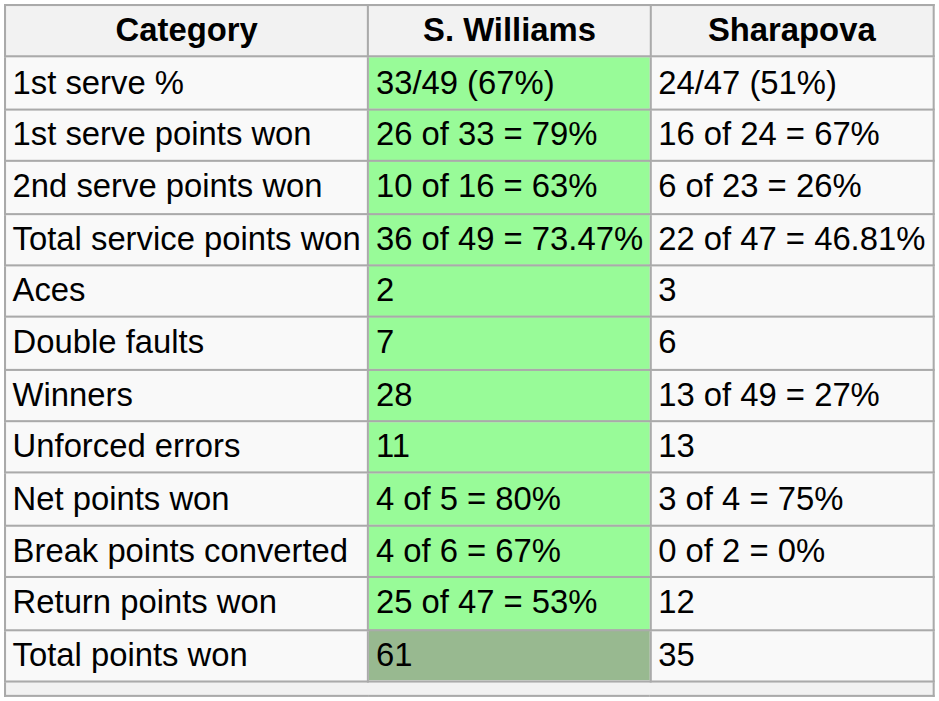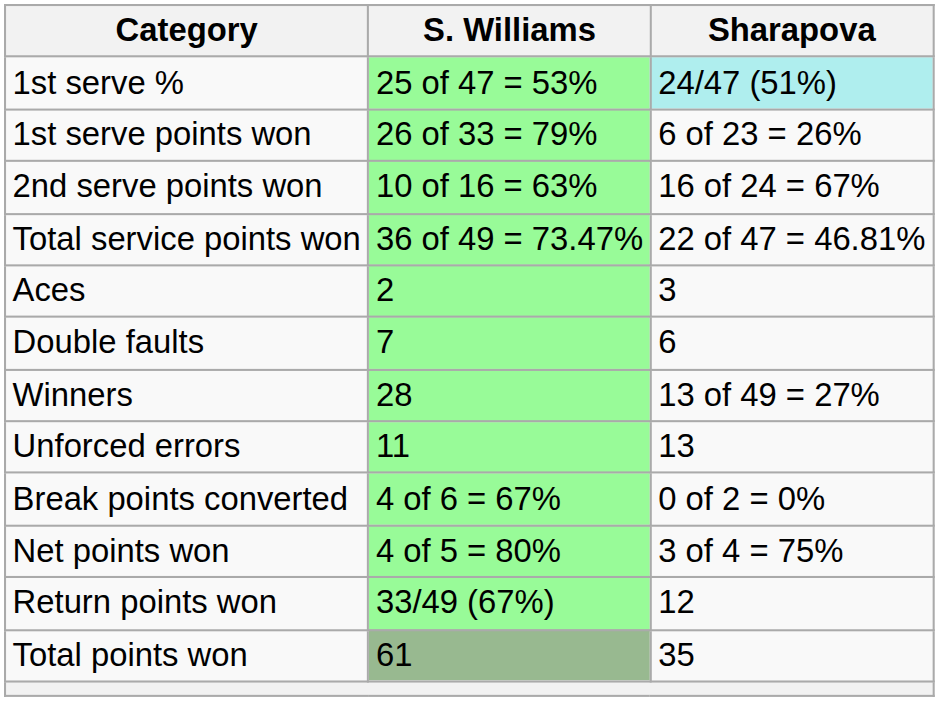(465, 82) 33/49 (67%) -> (487, 82) 25 of 47 = 53%
(748, 82) no background -> (748, 82) paleturquoise background
(769, 134) 16 of 24 = 67% -> (760, 134) 6 of 23 = 26%
(760, 186) 6 of 23 = 26% -> (769, 186) 16 of 24 = 67%
rows swapped: (121, 498) <-> (180, 550)
(487, 602) 25 of 47 = 53% -> (465, 602) 33/49 (67%)
